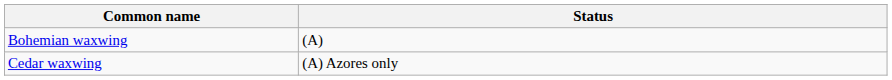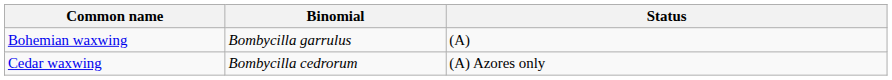+ column: (336, 16)
